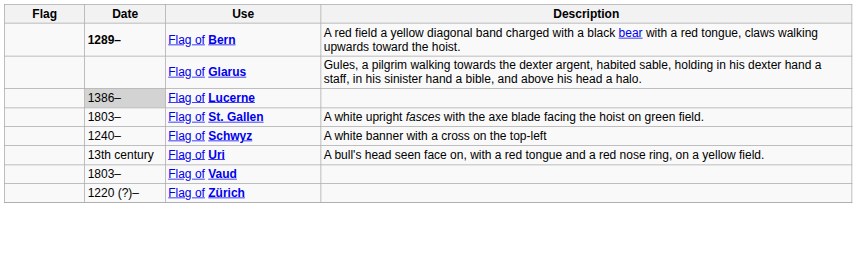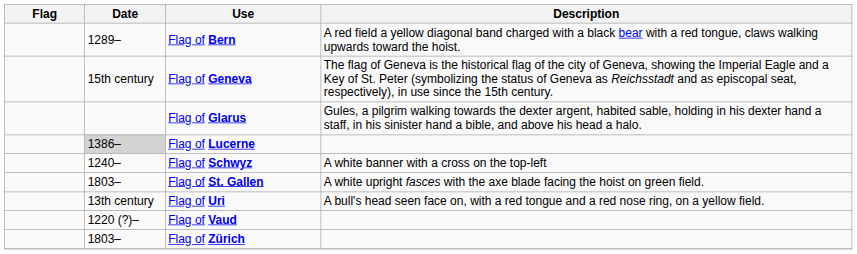(104, 39) bold -> (104, 39) normal
+ row: (210, 79)
rows swapped: (216, 117) <-> (210, 136)
(104, 174) 1803– -> (113, 220) 1220 (?)–
(113, 193) 1220 (?)– -> (104, 239) 1803–
